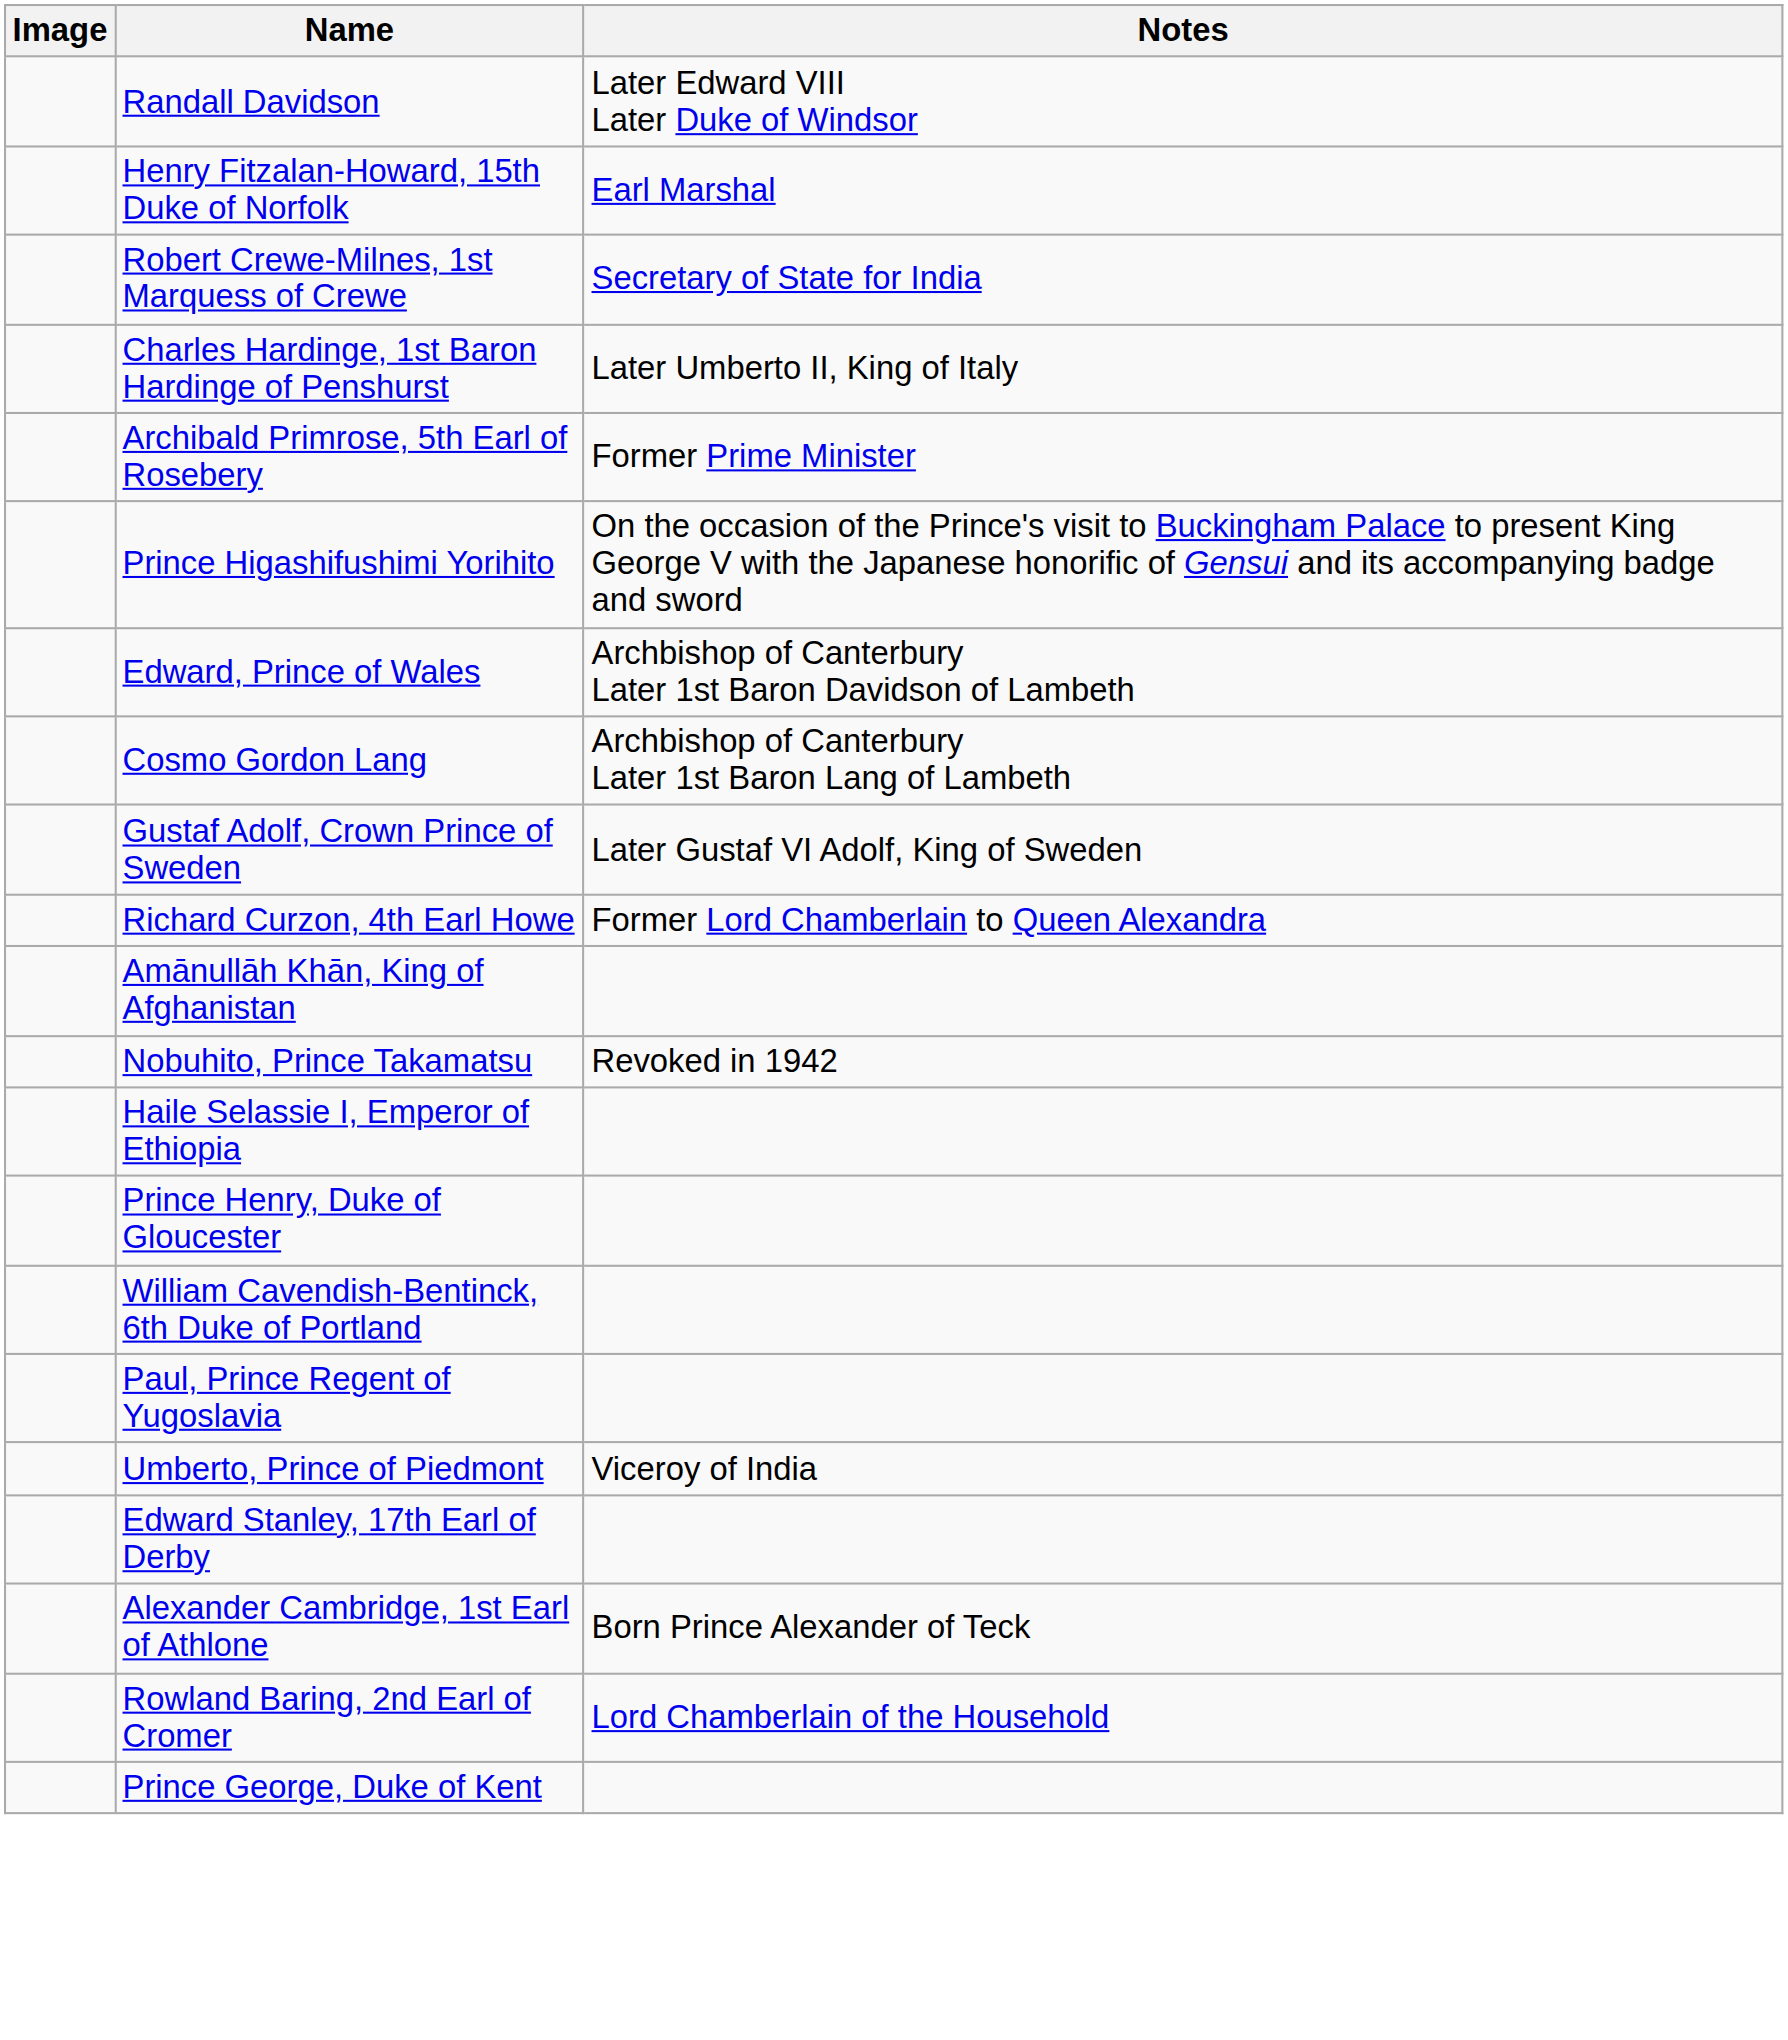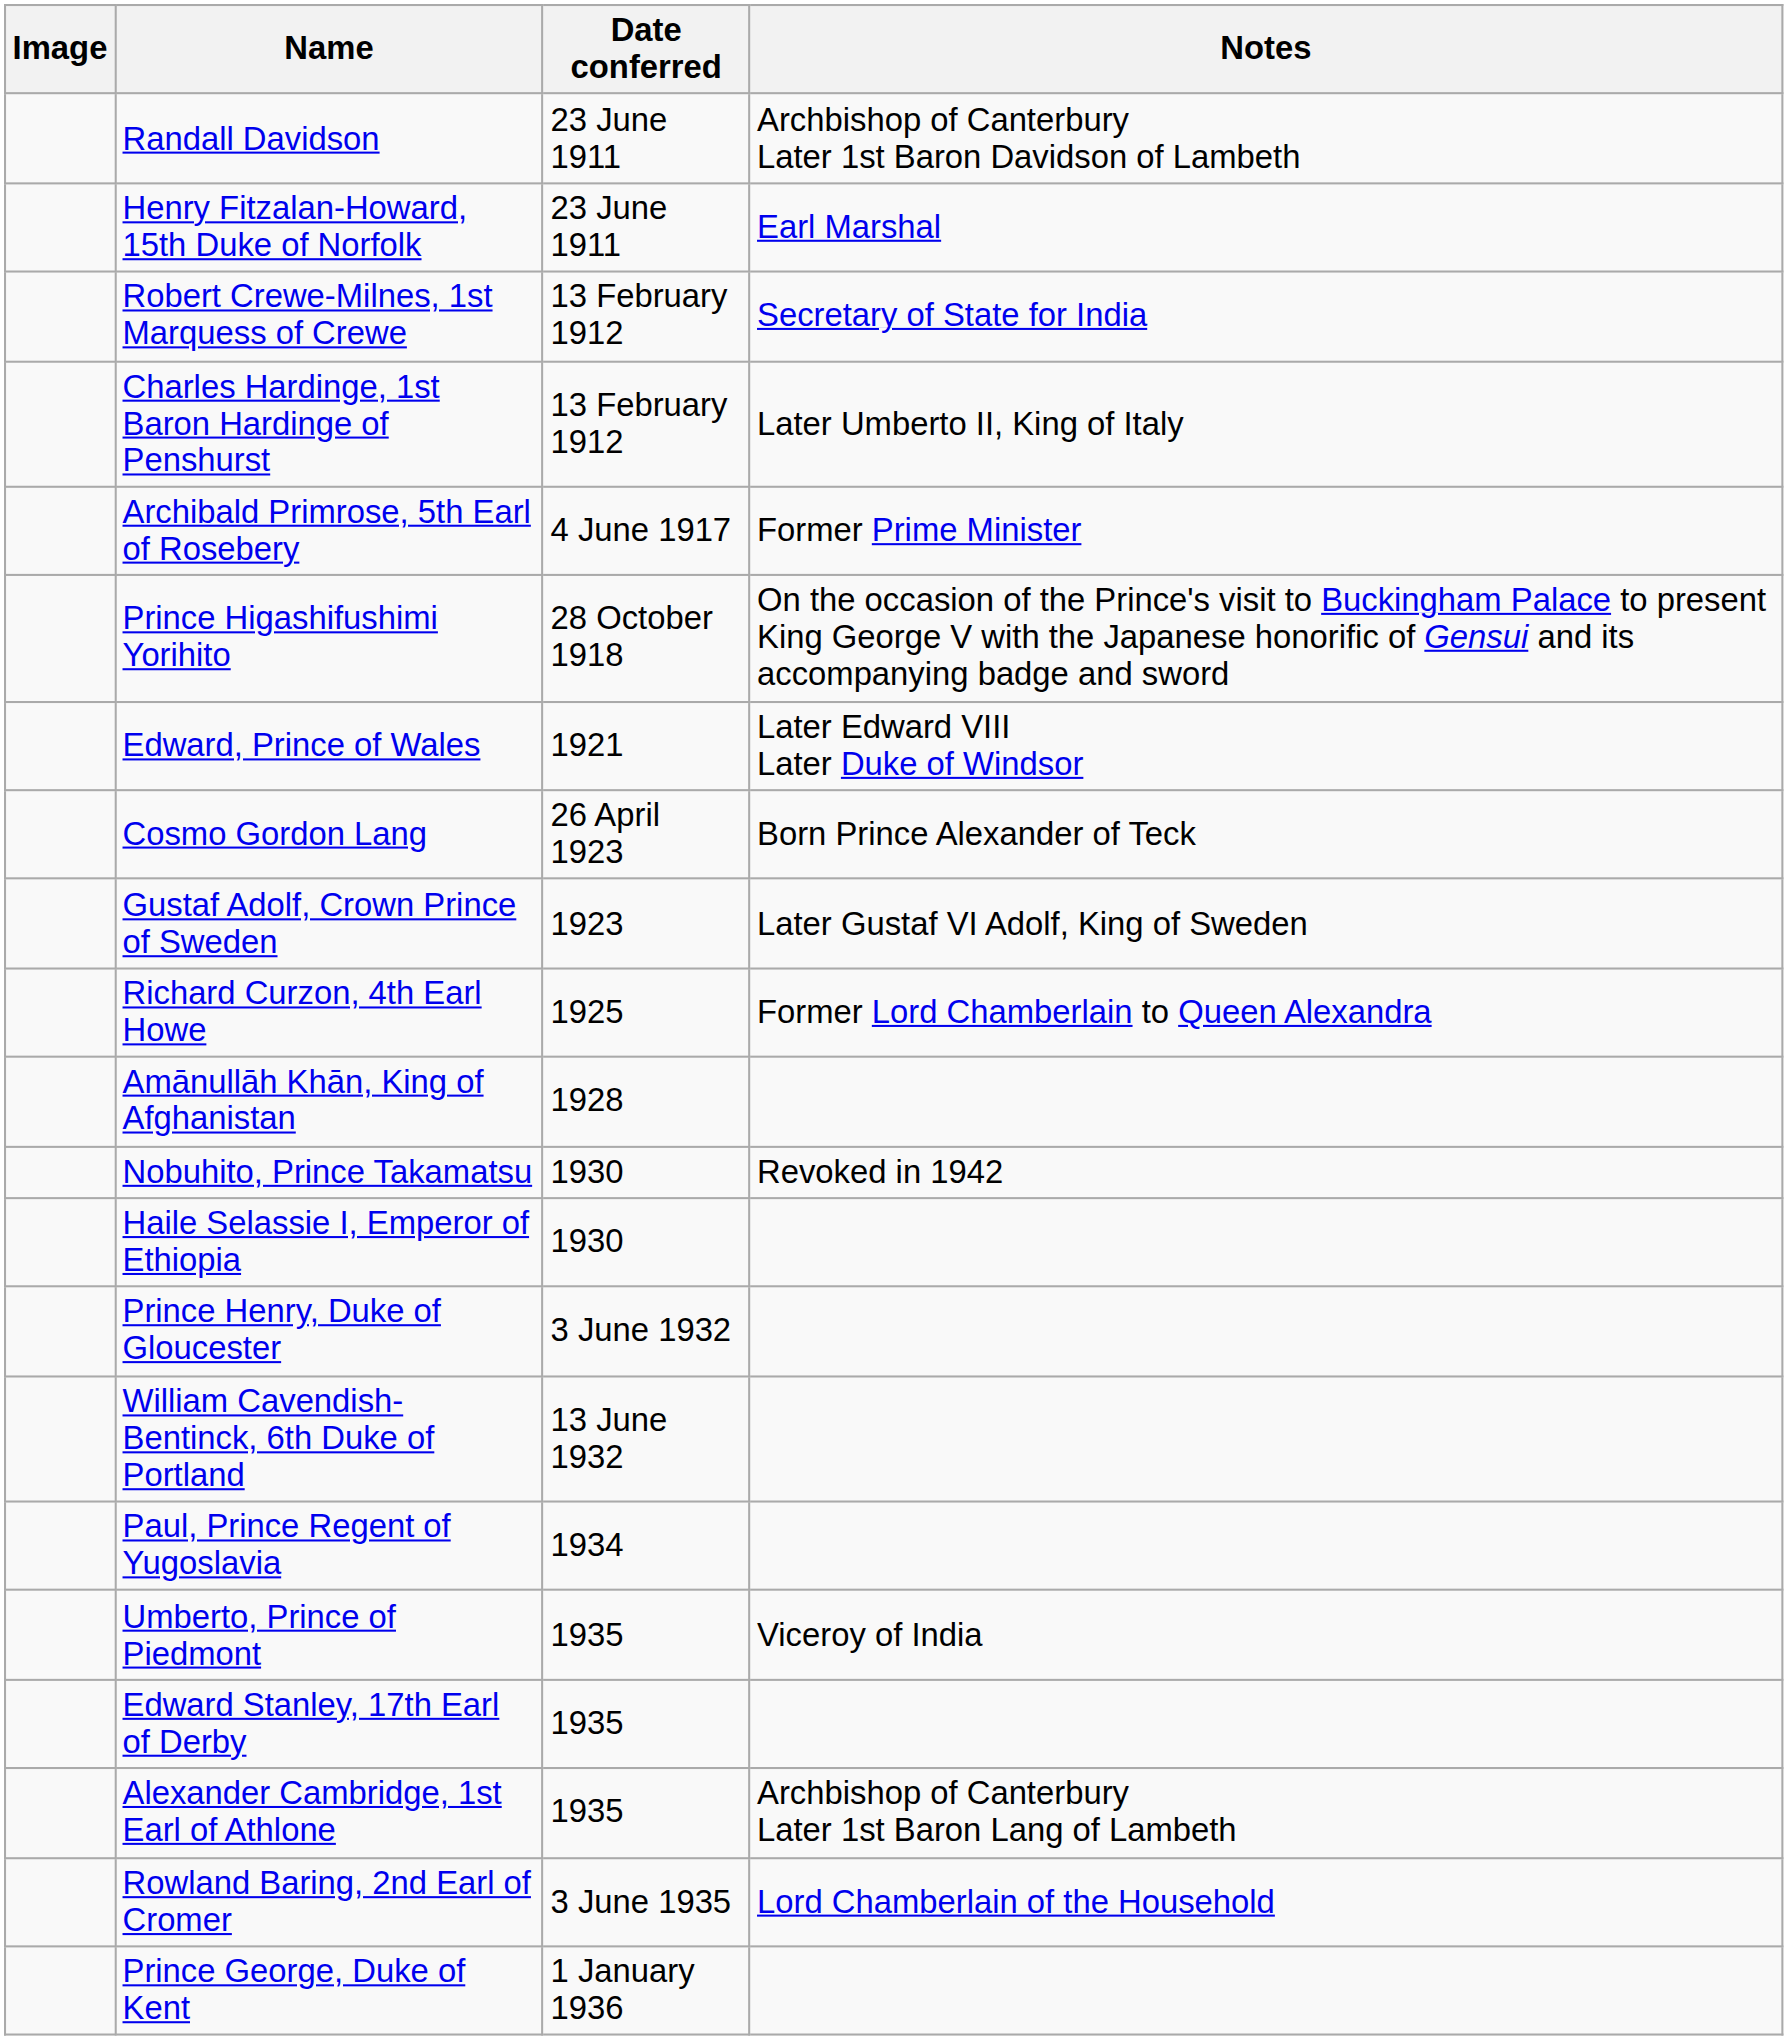+ column: (646, 48)
(755, 100) Later Edward VIII Later Duke of Windsor -> (1029, 137) Archbishop of Canterbury Later 1st Baron Davidson of Lambeth
(863, 671) Archbishop of Canterbury Later 1st Baron Davidson of Lambeth -> (920, 745) Later Edward VIII Later Duke of Windsor
(831, 760) Archbishop of Canterbury Later 1st Baron Lang of Lambeth -> (976, 834) Born Prince Alexander of Teck
(811, 1627) Born Prince Alexander of Teck -> (997, 1812) Archbishop of Canterbury Later 1st Baron Lang of Lambeth
